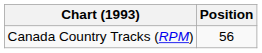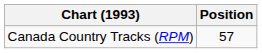(227, 36) 56 -> (227, 36) 57
